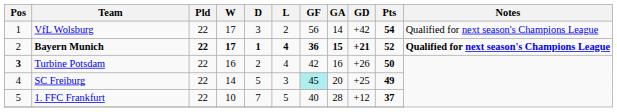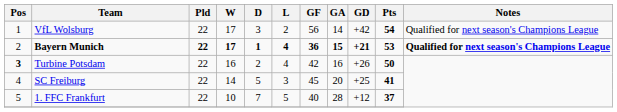(389, 46) 52 -> (389, 46) 53
(314, 80) paleturquoise background -> (314, 80) no background
(389, 80) 49 -> (389, 80) 41
